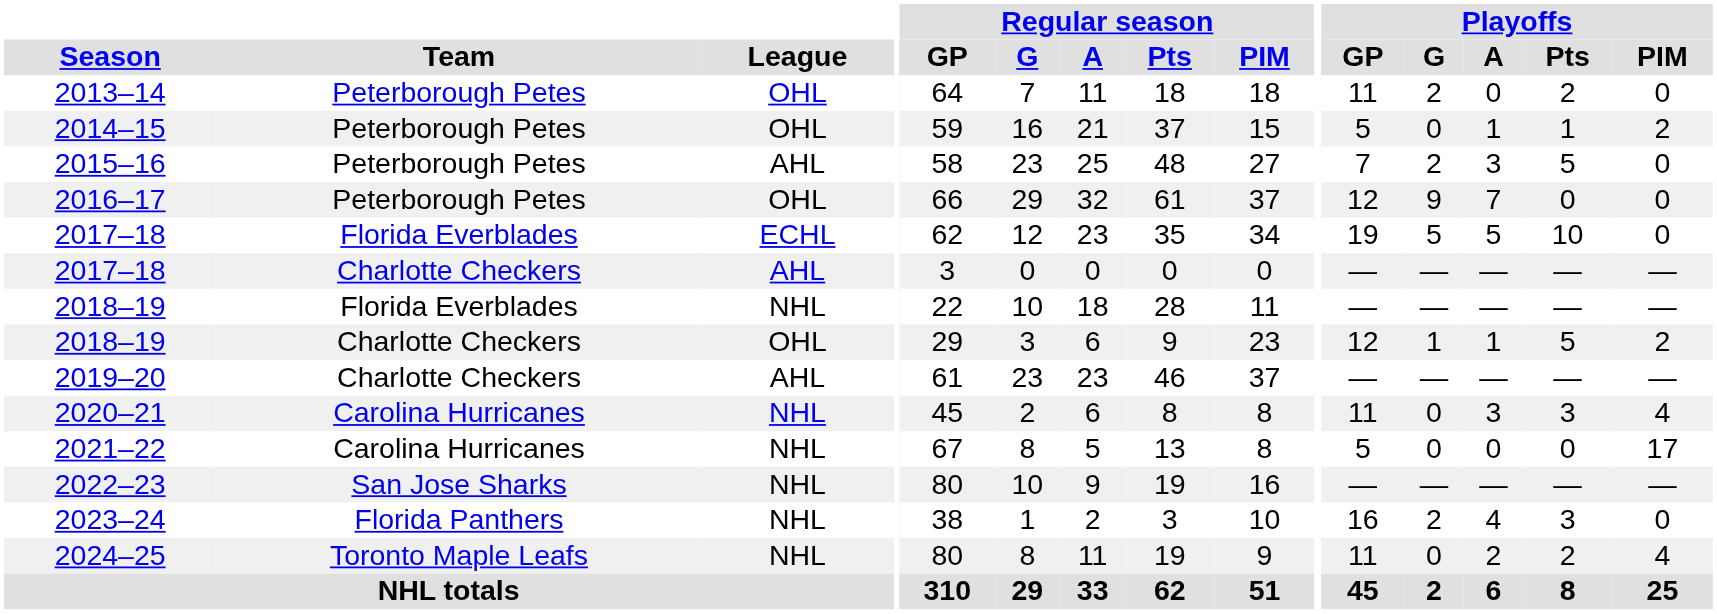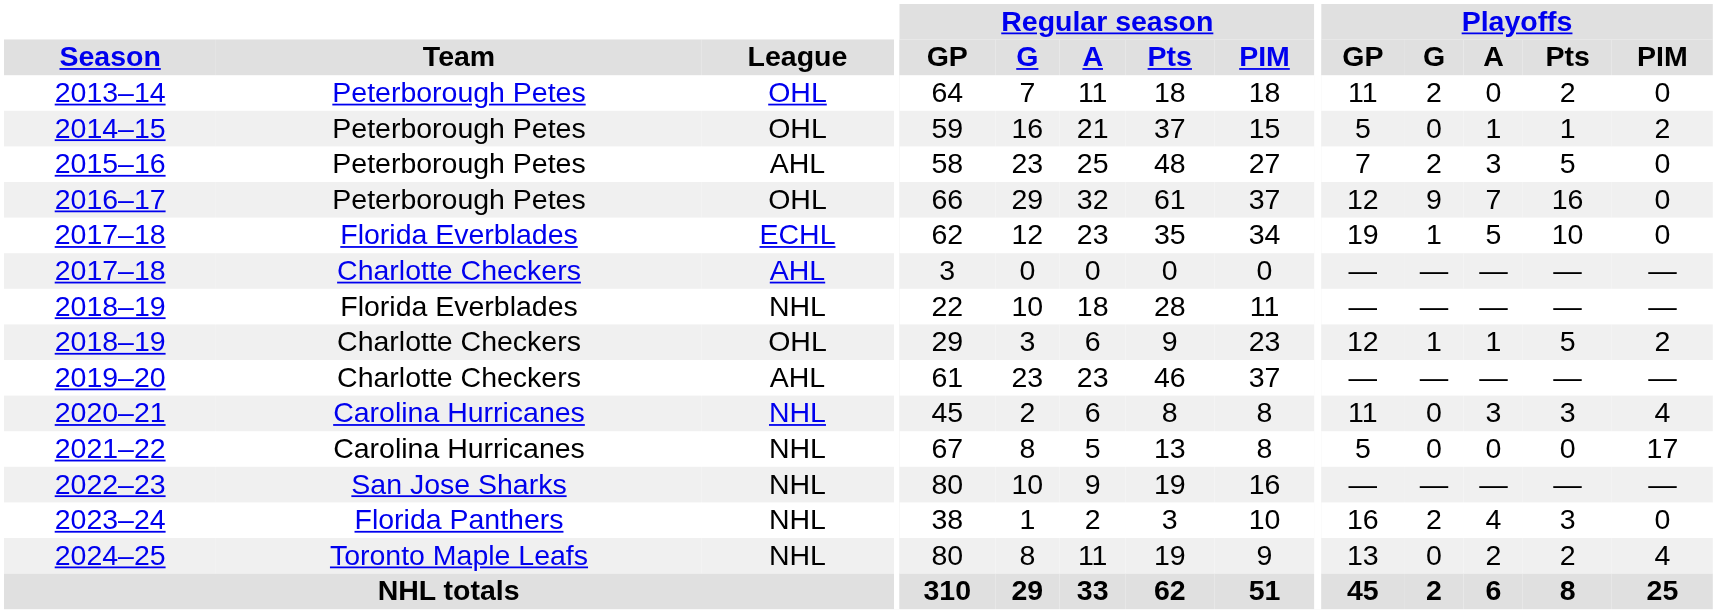(1568, 199) 0 -> (1568, 199) 16
(1434, 235) 5 -> (1434, 235) 1
(1363, 555) 11 -> (1363, 555) 13
